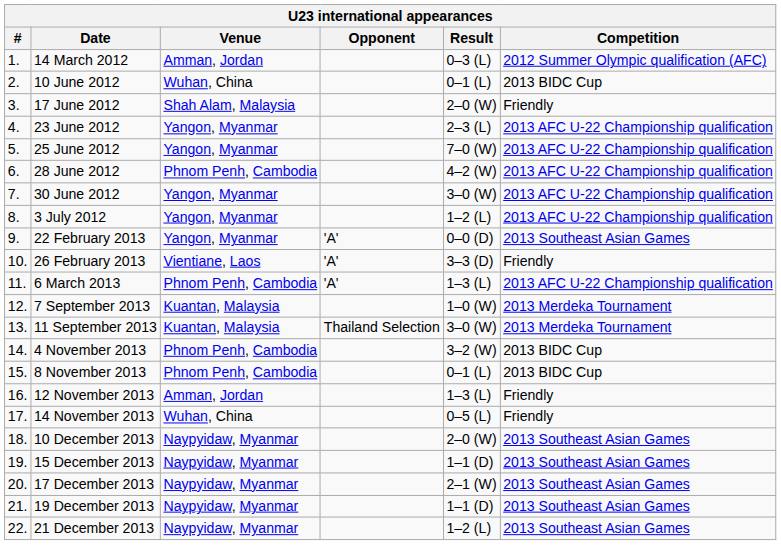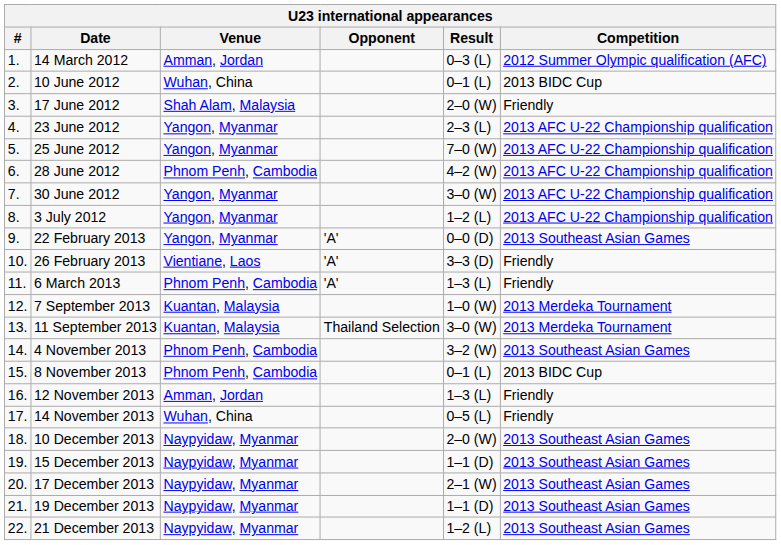(638, 284) 2013 AFC U-22 Championship qualification -> (528, 284) Friendly
(553, 350) 2013 BIDC Cup -> (597, 350) 2013 Southeast Asian Games
